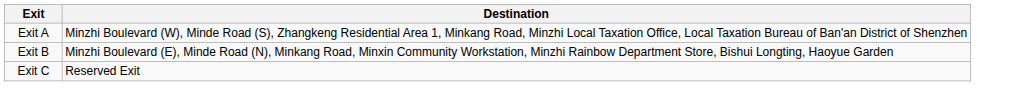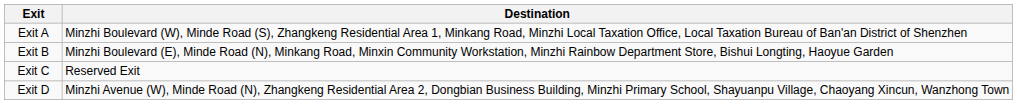+ row: (33, 90)
